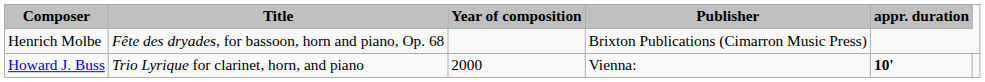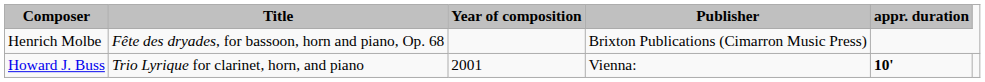(467, 65) 2000 -> (467, 65) 2001
